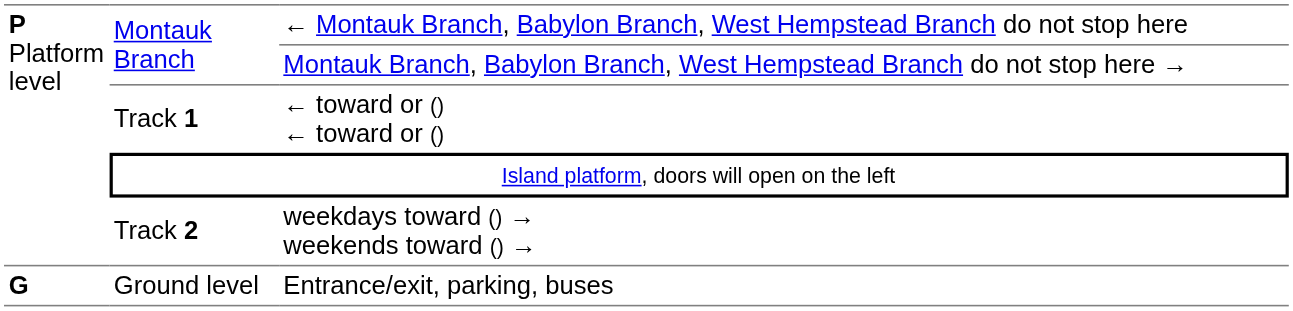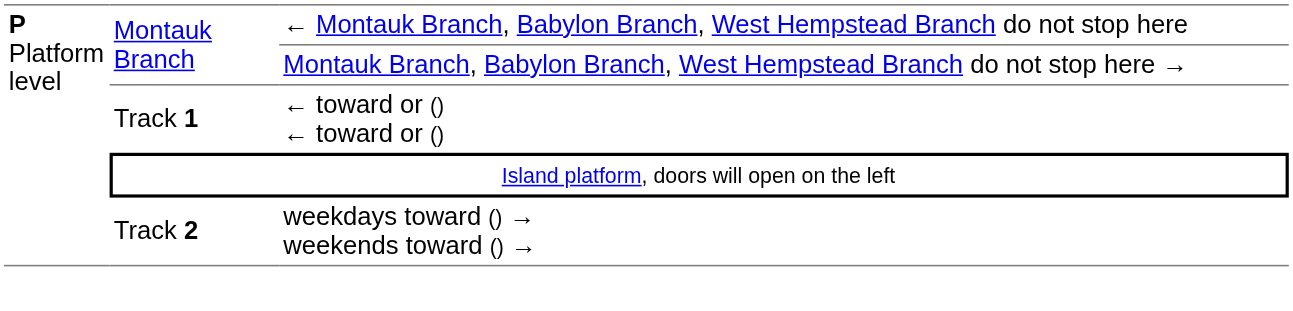- row: (186, 285)
